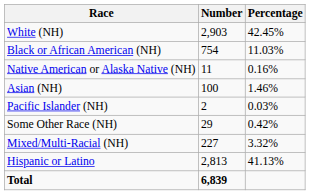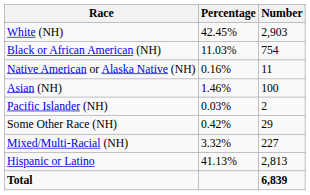columns swapped: (222, 13) <-> (275, 13)
